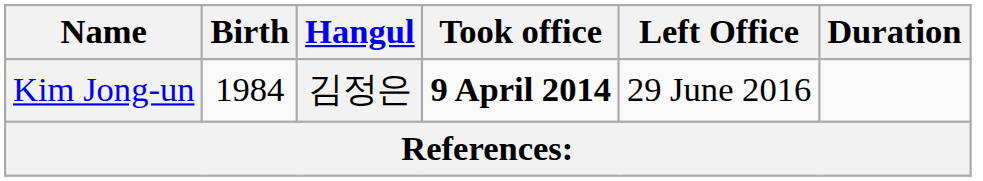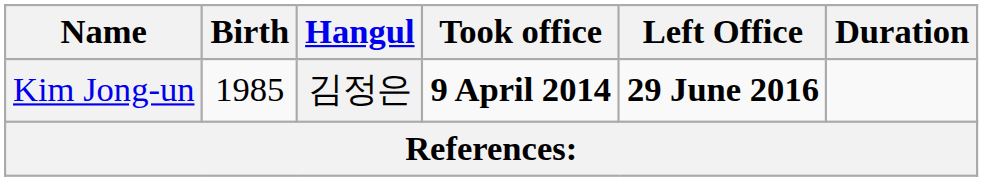(250, 89) 1984 -> (250, 89) 1985
(719, 89) normal -> (723, 89) bold
